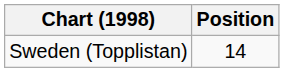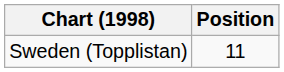(235, 51) 14 -> (235, 51) 11
